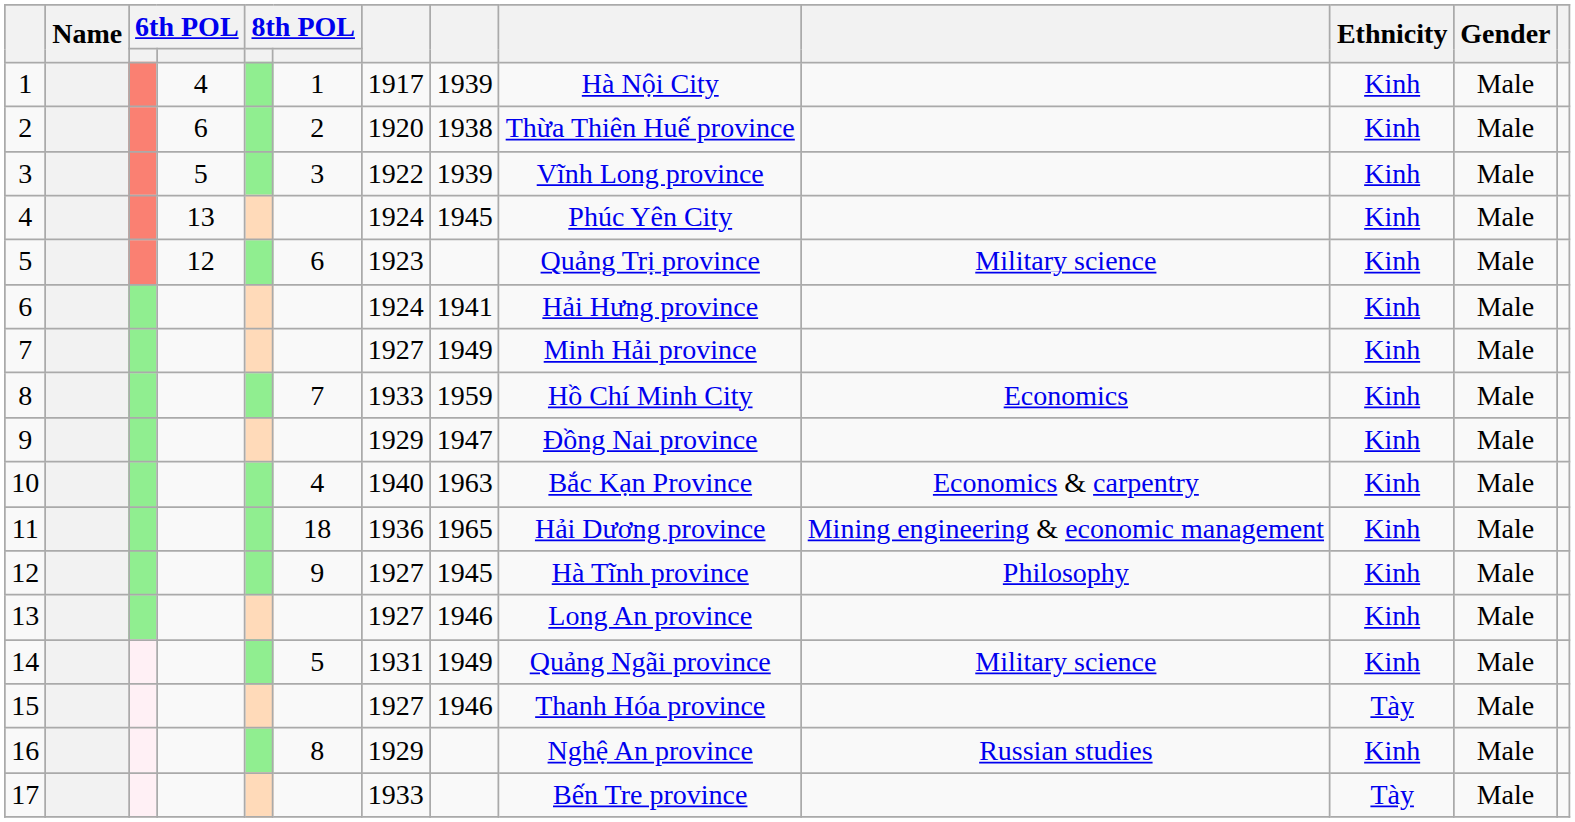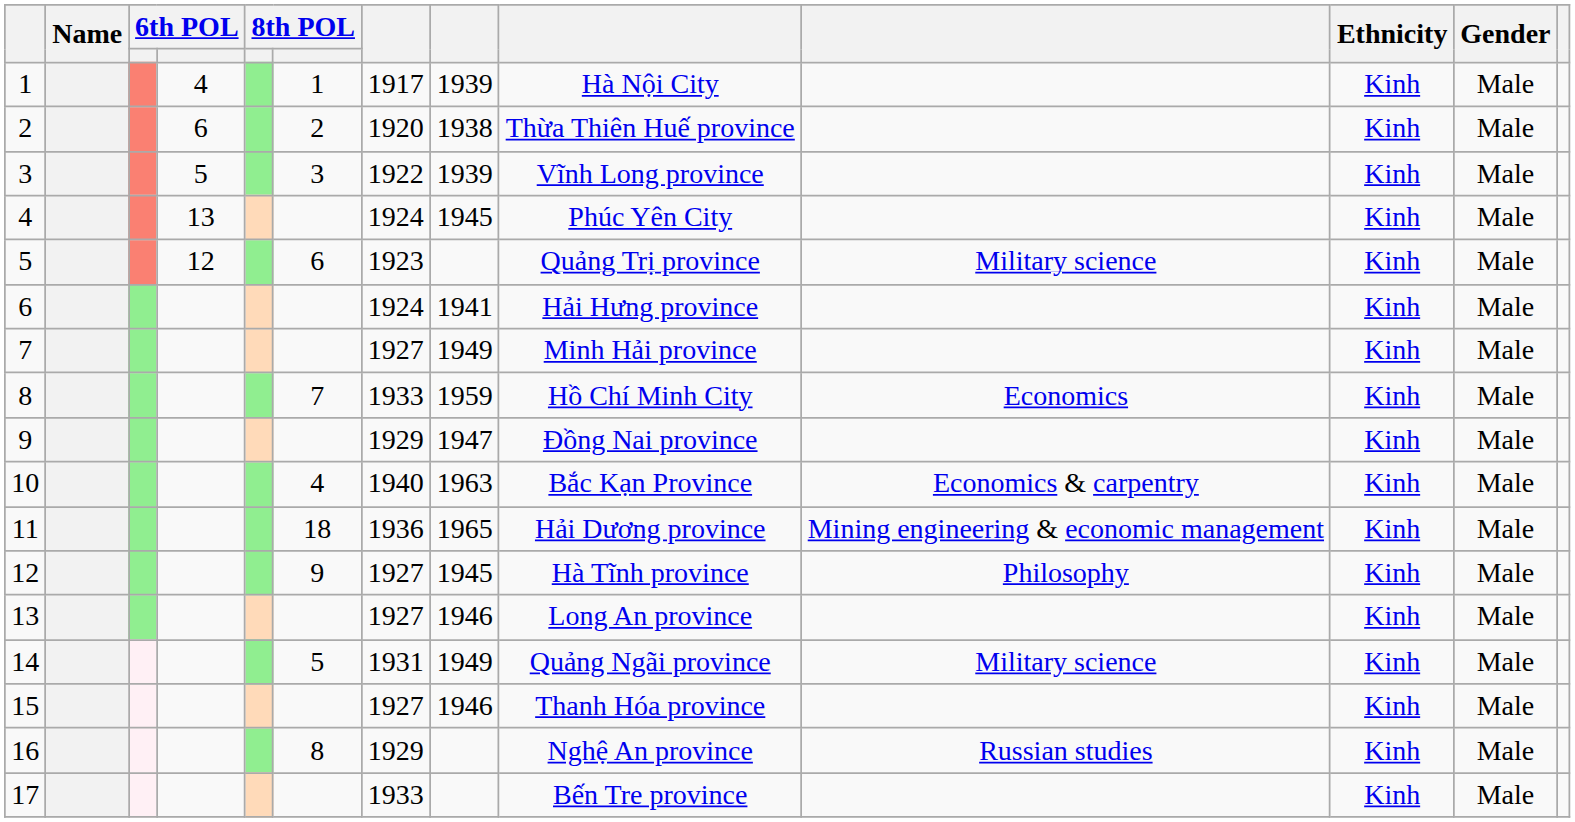(1392, 705) Tày -> (1392, 705) Kinh
(1392, 794) Tày -> (1392, 794) Kinh
